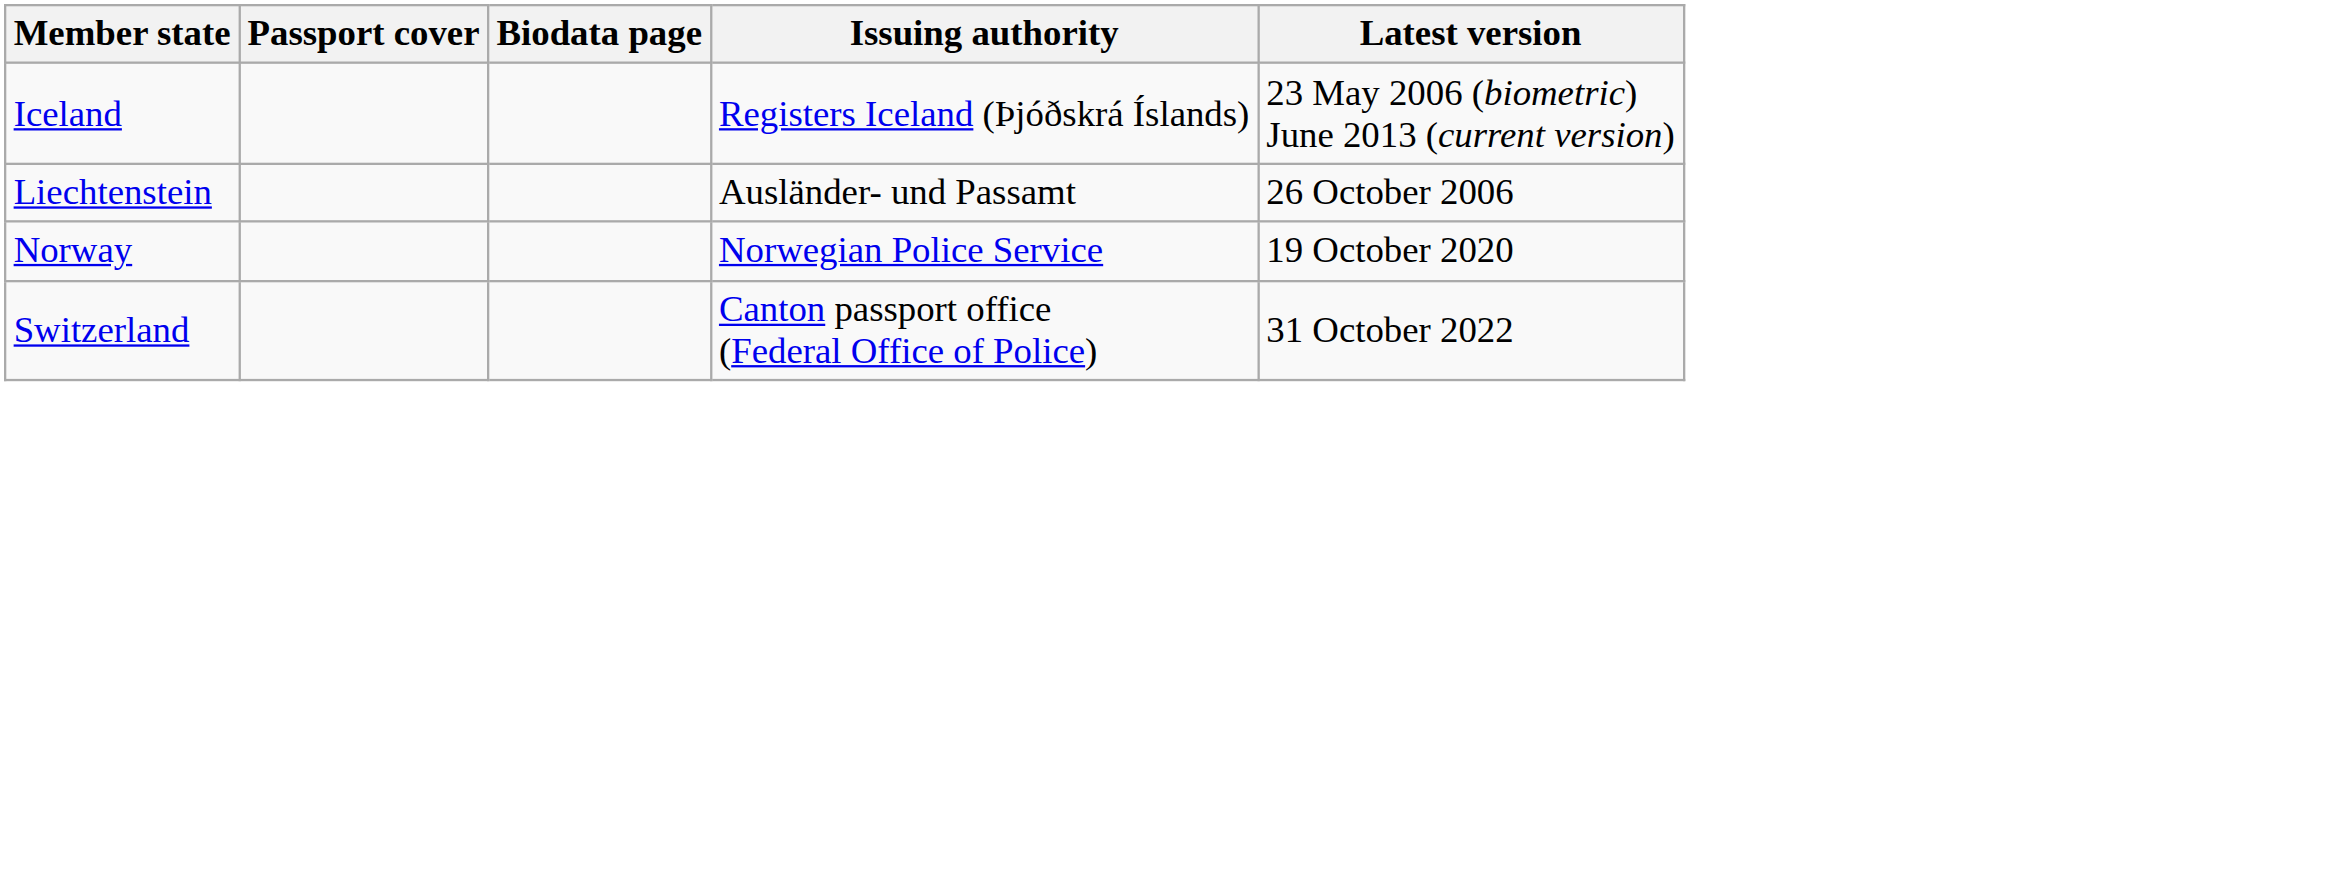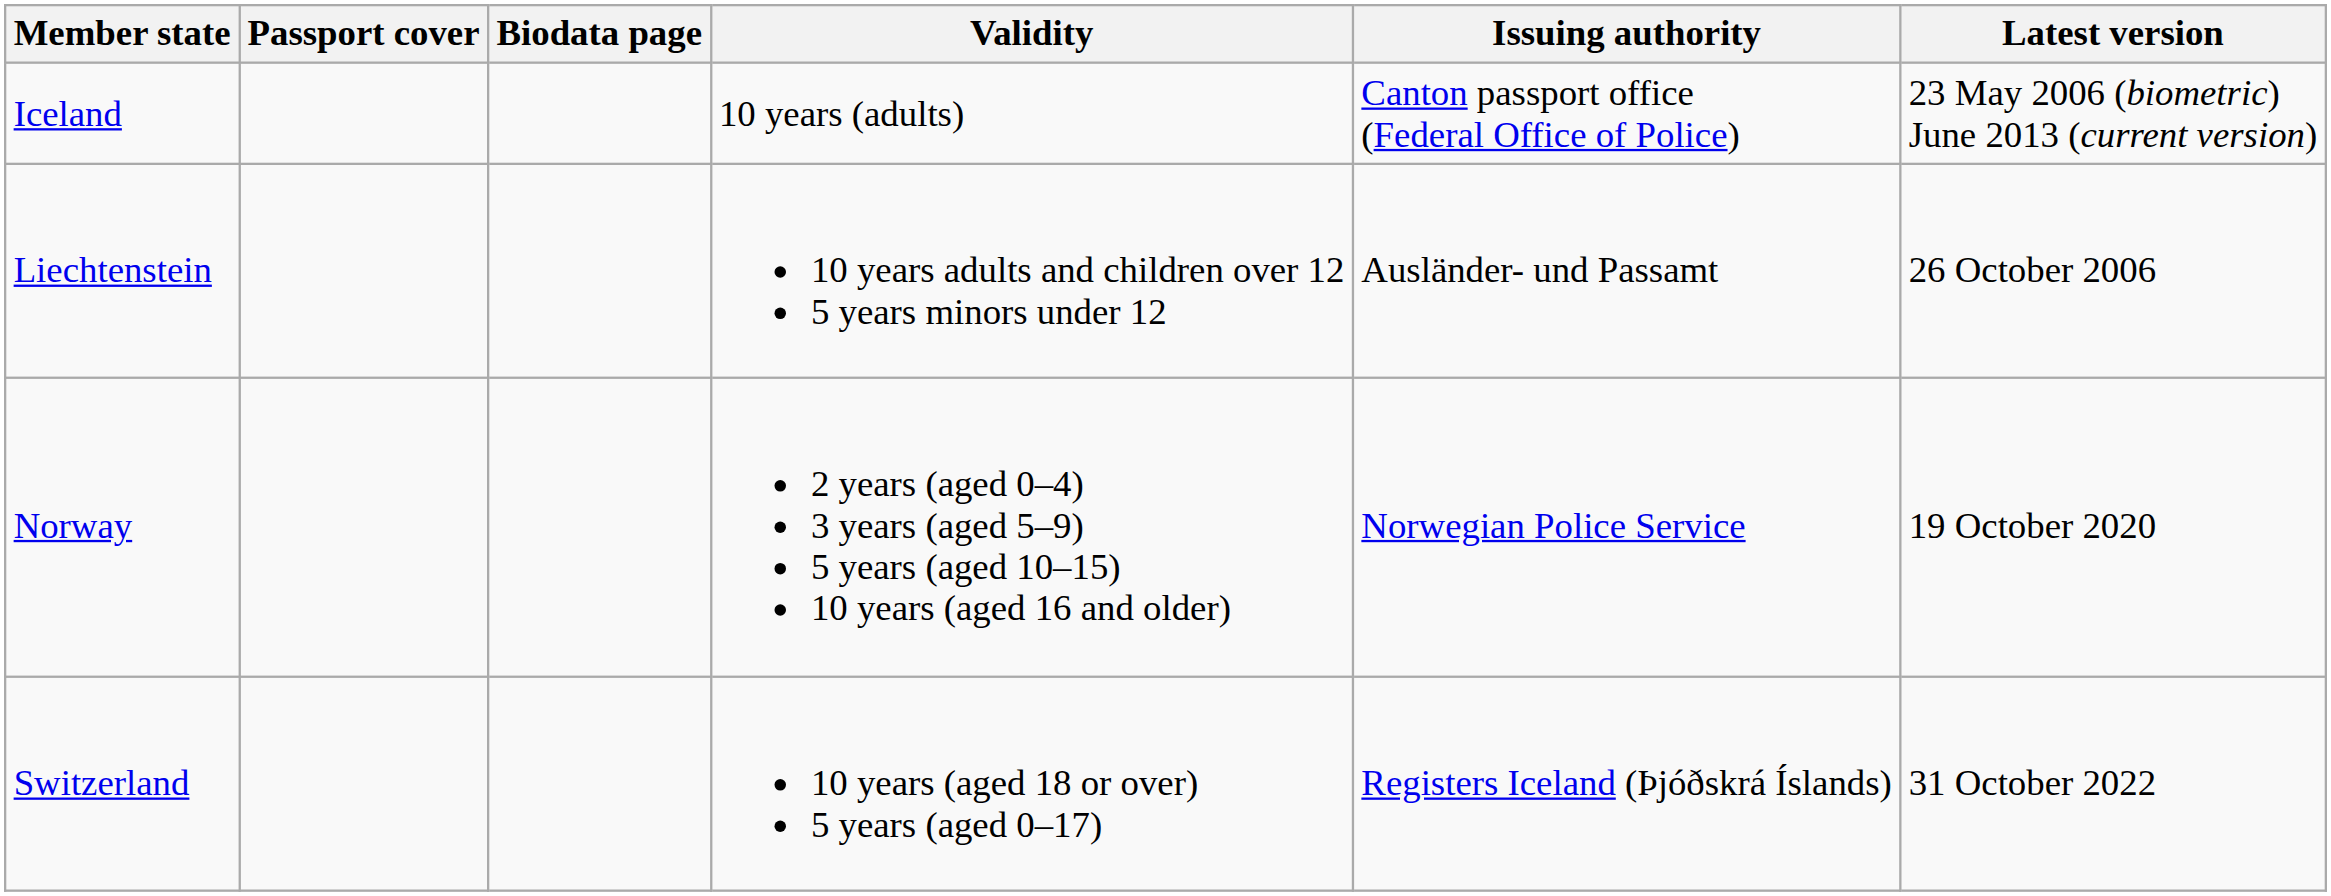+ column: (1032, 33)
(984, 112) Registers Iceland (Þjóðskrá Íslands) -> (1551, 112) Canton passport office (Federal Office of Police)
(908, 329) Canton passport office (Federal Office of Police) -> (1627, 782) Registers Iceland (Þjóðskrá Íslands)
